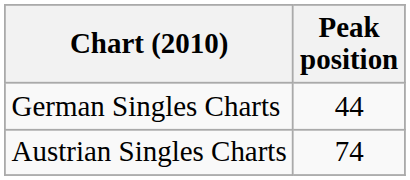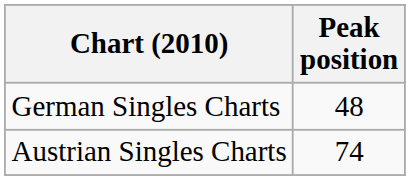(349, 105) 44 -> (349, 105) 48
